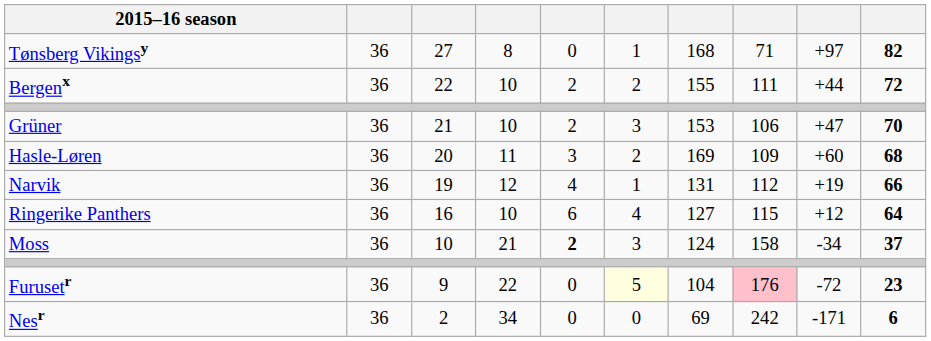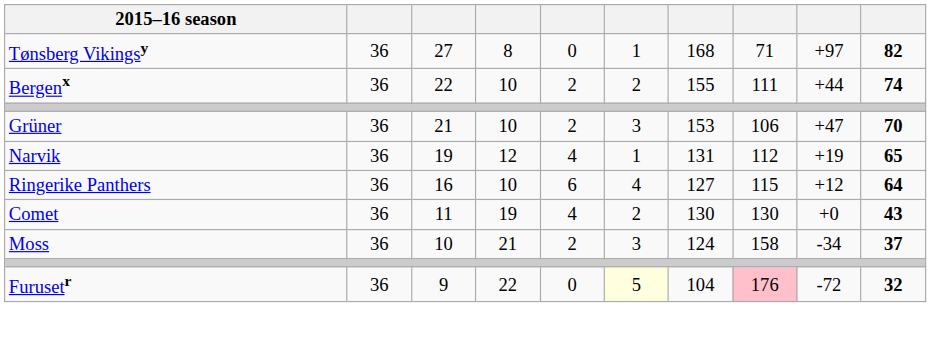(893, 85) 72 -> (893, 85) 74
- row: (55, 155)
(893, 184) 66 -> (893, 155) 65
+ row: (34, 214)
(572, 243) bold -> (572, 243) normal
(893, 284) 23 -> (893, 284) 32
- row: (27, 318)
